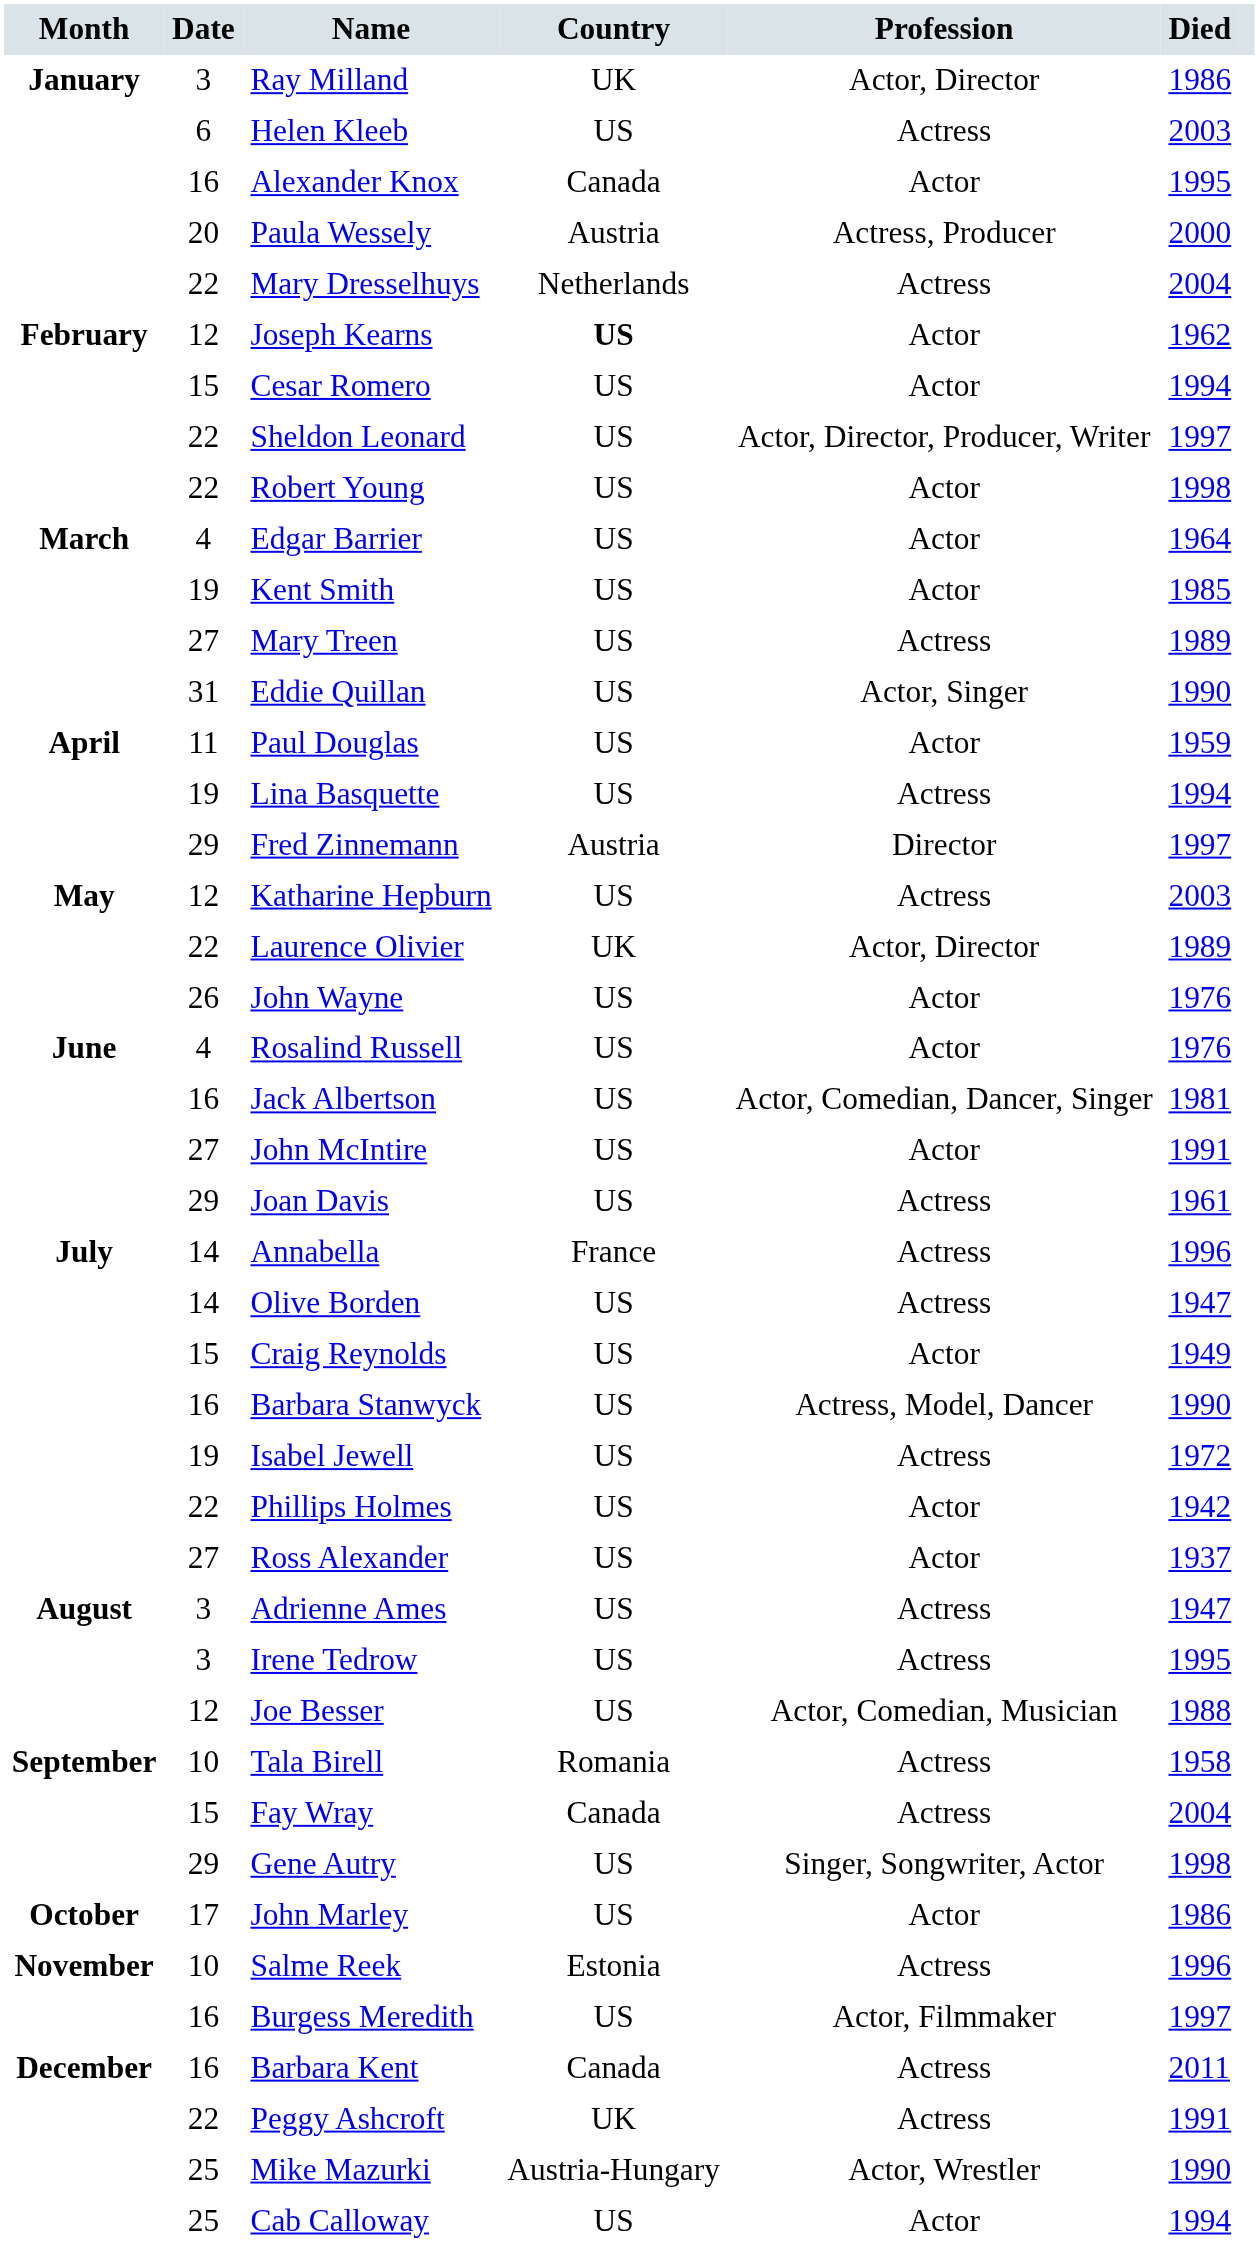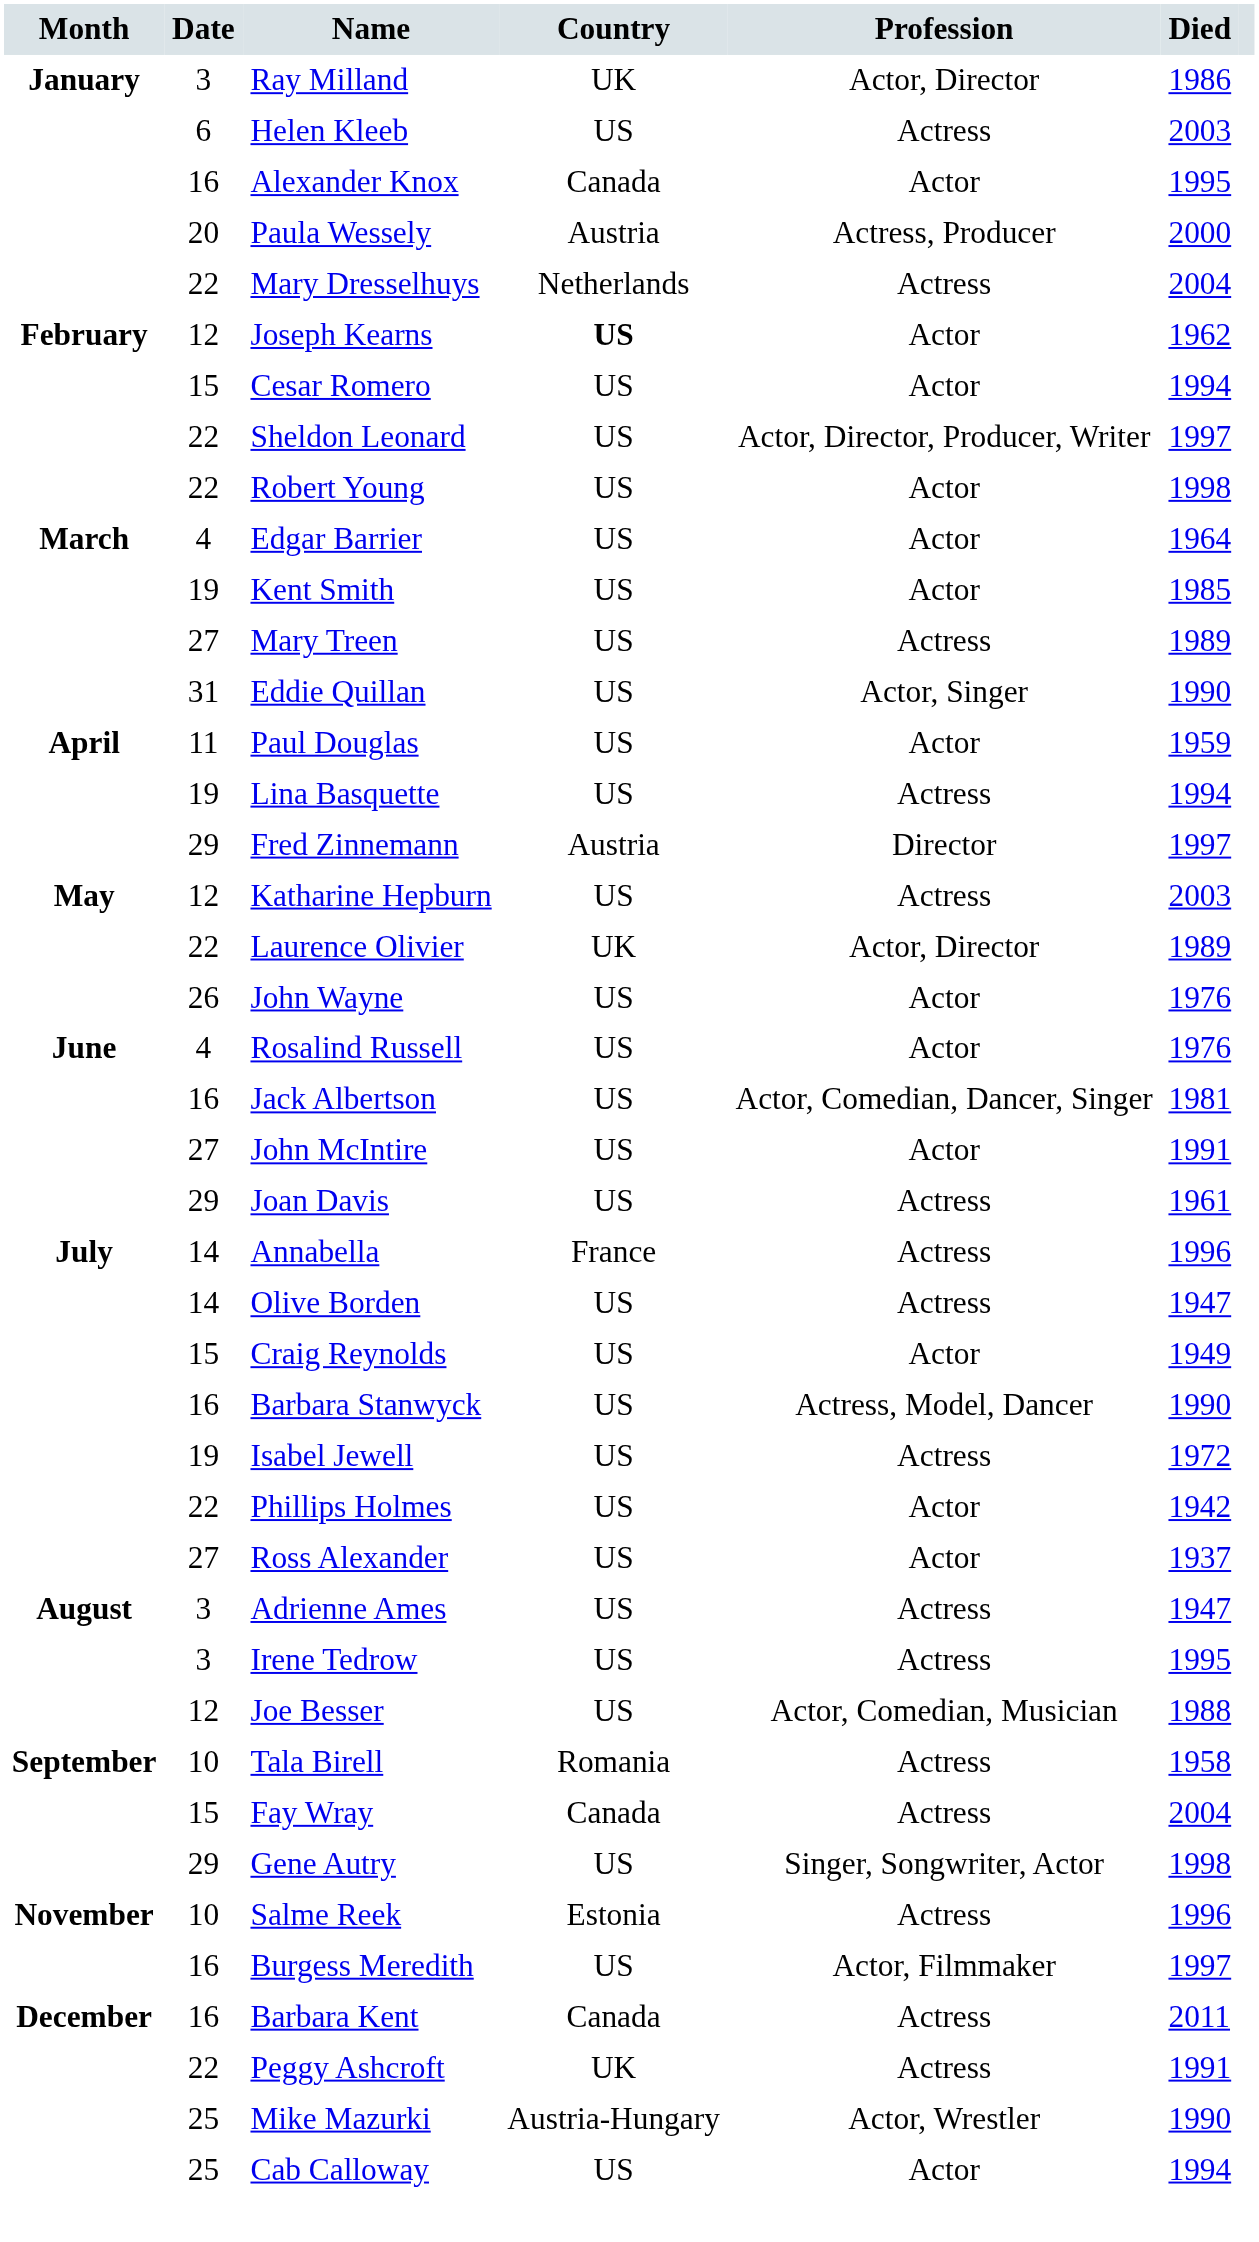- row: (329, 1914)
